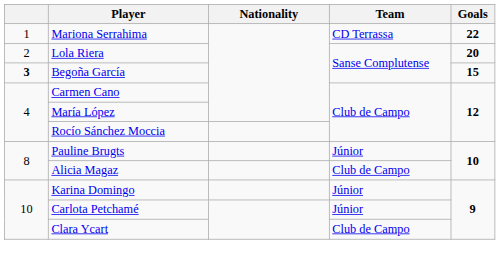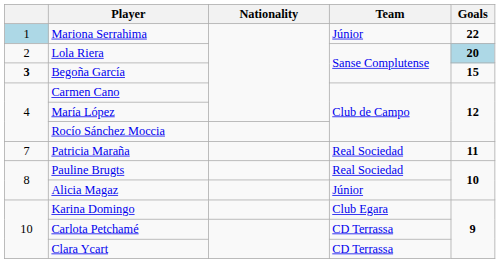(26, 33) no background -> (26, 33) lightblue background
(363, 33) CD Terrassa -> (348, 33) Júnior
(473, 53) no background -> (473, 53) lightblue background
+ row: (91, 151)
(348, 151) Júnior -> (368, 170) Real Sociedad
(371, 170) Club de Campo -> (348, 190) Júnior
(348, 190) Júnior -> (360, 209) Club Egara
(348, 209) Júnior -> (363, 229) CD Terrassa
(371, 229) Club de Campo -> (363, 248) CD Terrassa
